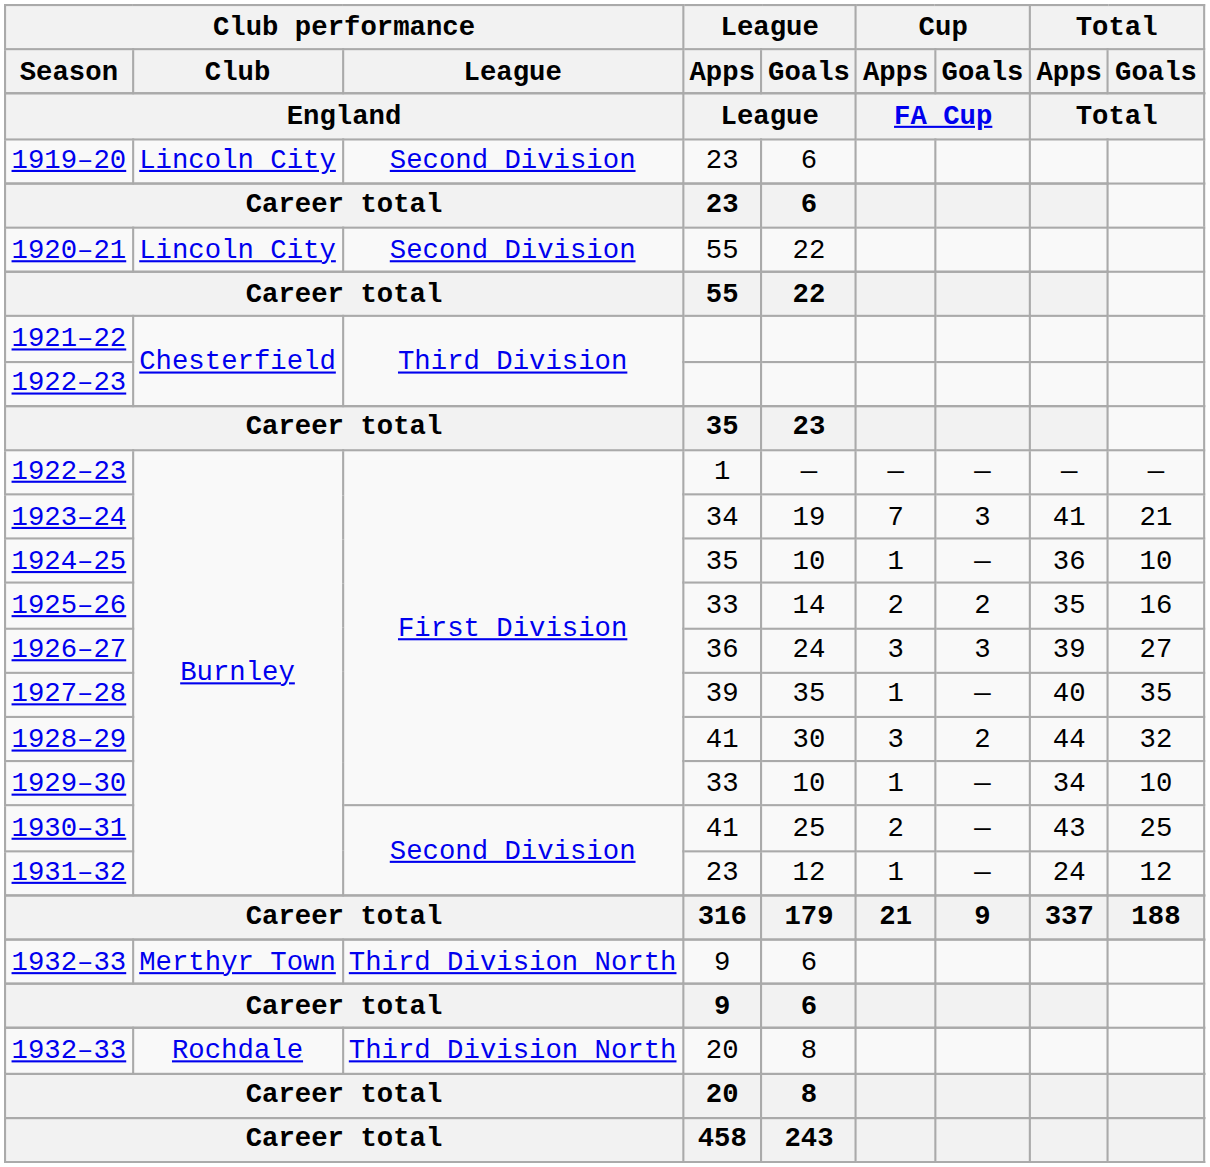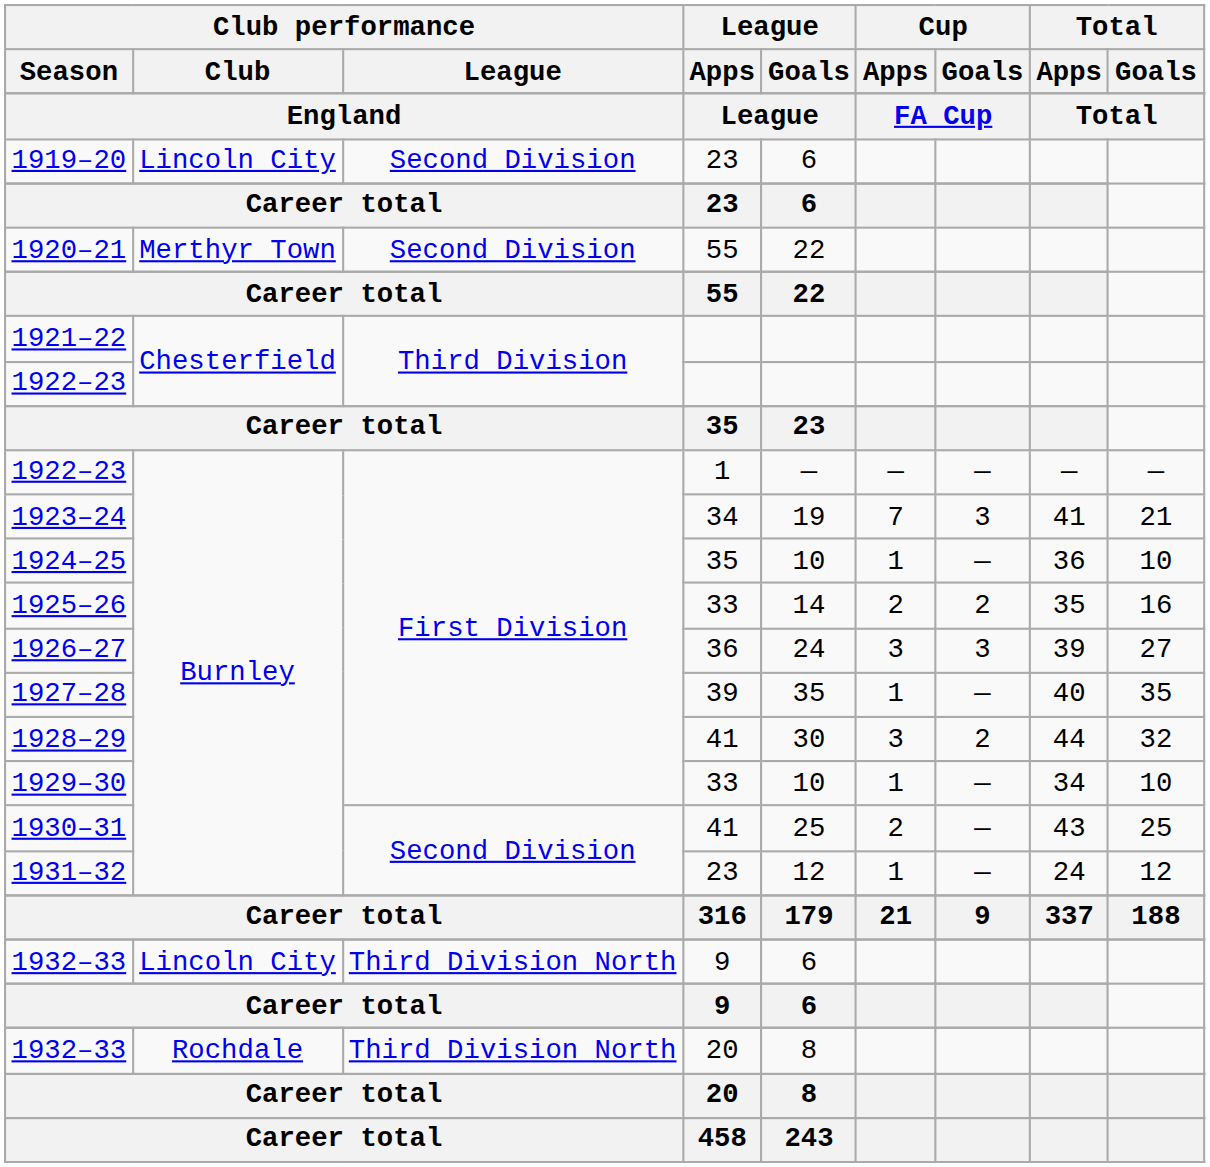(238, 250) Lincoln City -> (238, 250) Merthyr Town
(238, 962) Merthyr Town -> (238, 962) Lincoln City
